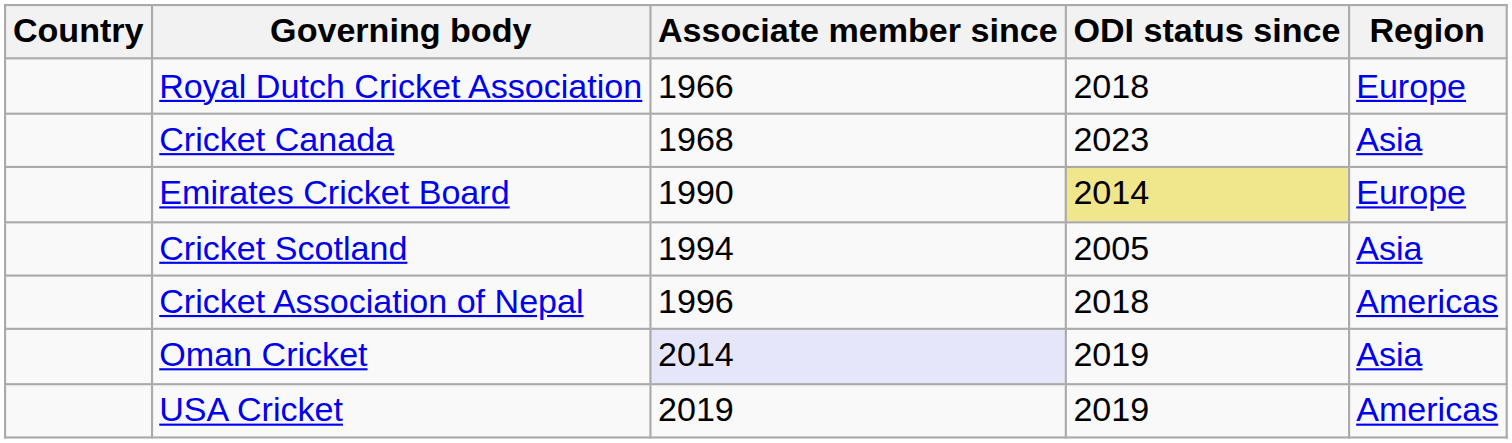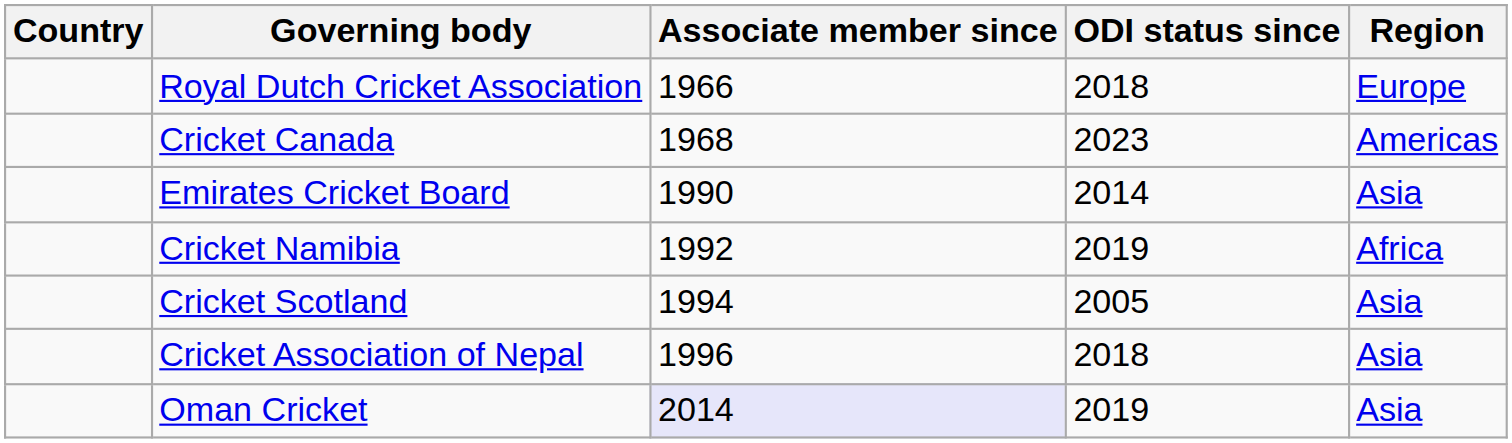(1389, 139) Asia -> (1427, 139) Americas
(1111, 193) khaki background -> (1111, 193) no background
(1411, 193) Europe -> (1389, 193) Asia
+ row: (280, 247)
(1427, 301) Americas -> (1389, 355) Asia
- row: (251, 409)
